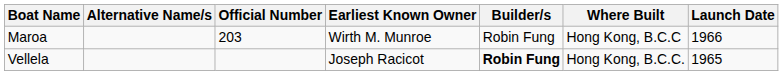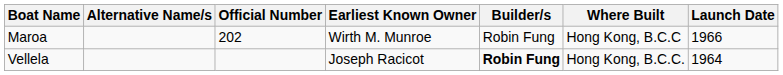(230, 37) 203 -> (230, 37) 202
(707, 59) 1965 -> (707, 59) 1964
